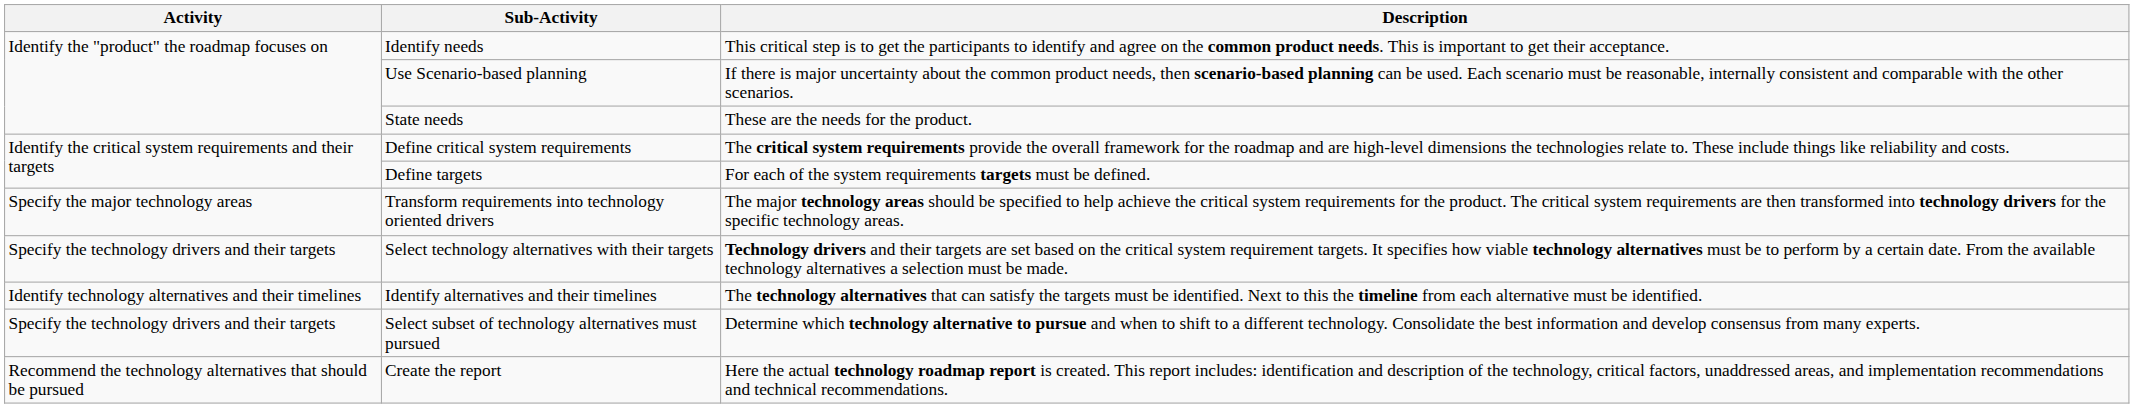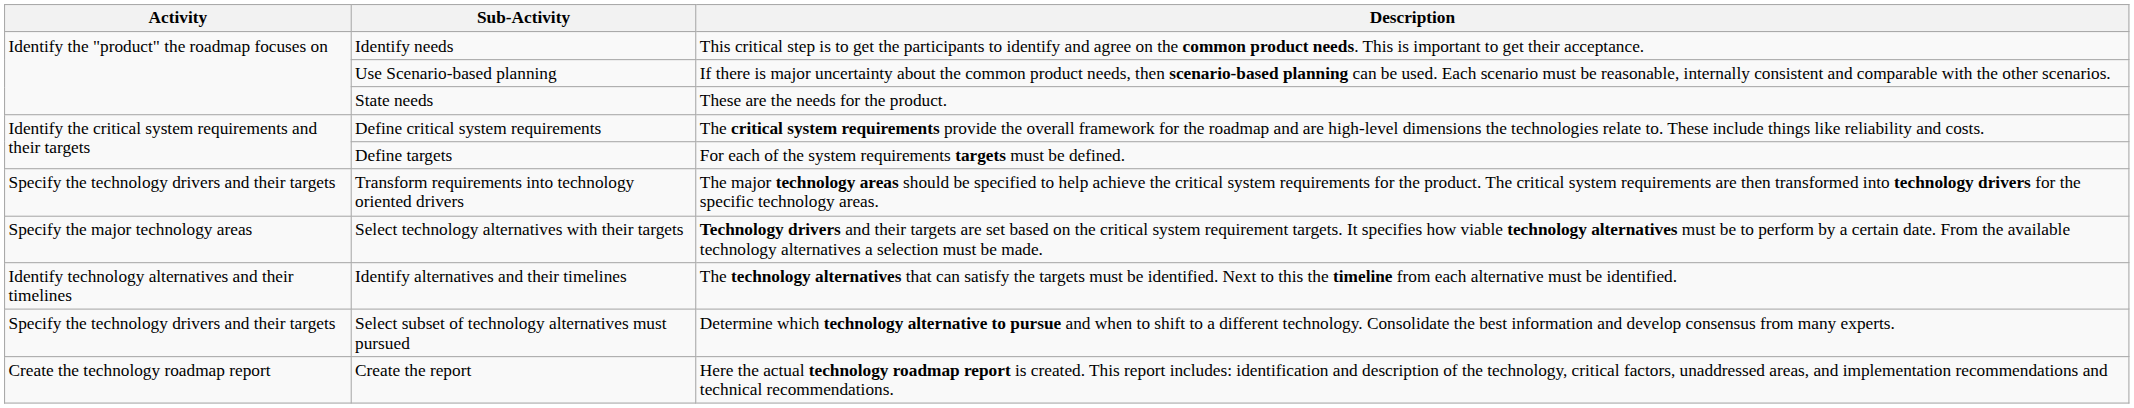(130, 202) Specify the major technology areas -> (172, 182) Specify the technology drivers and their targets
(172, 248) Specify the technology drivers and their targets -> (130, 229) Specify the major technology areas
(188, 379) Recommend the technology alternatives that should be pursued -> (140, 370) Create the technology roadmap report
